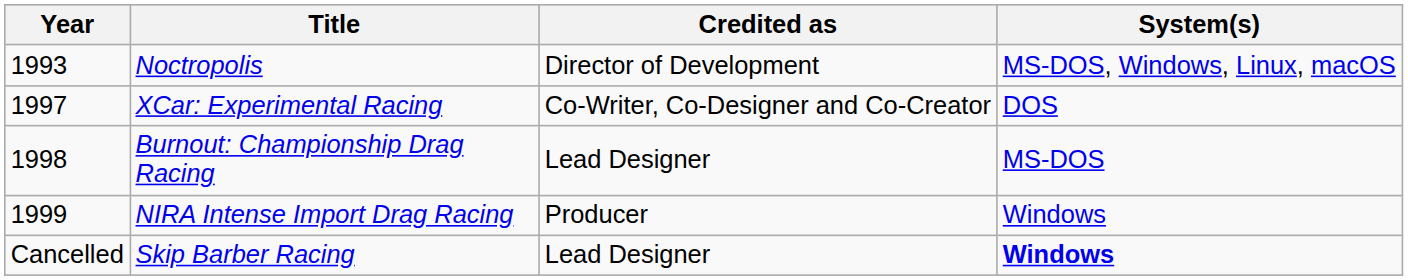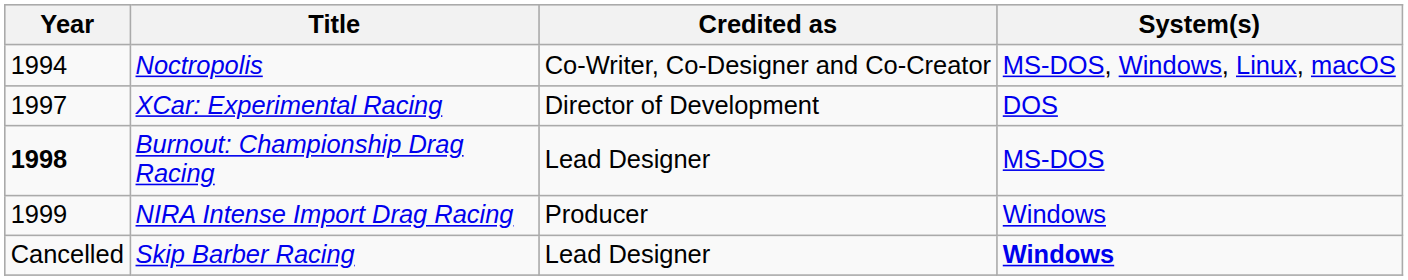(39, 65) 1993 -> (39, 65) 1994
(682, 65) Director of Development -> (768, 65) Co-Writer, Co-Designer and Co-Creator
(768, 105) Co-Writer, Co-Designer and Co-Creator -> (682, 105) Director of Development
(39, 160) normal -> (39, 160) bold
